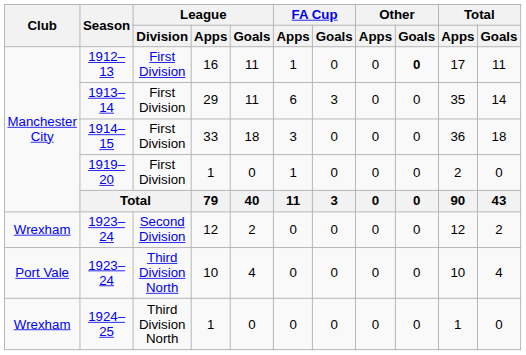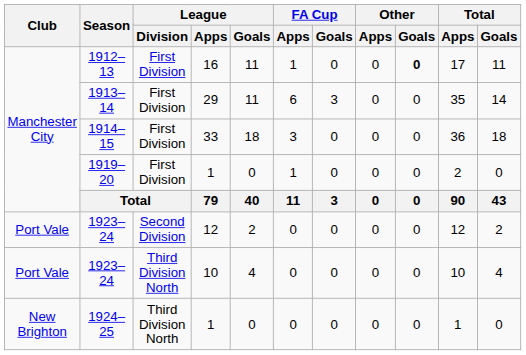(42, 229) Wrexham -> (42, 229) Port Vale
(42, 324) Wrexham -> (42, 324) New Brighton
